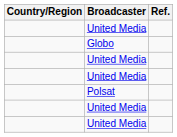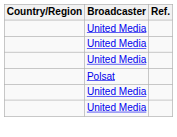- row: (44, 44)
